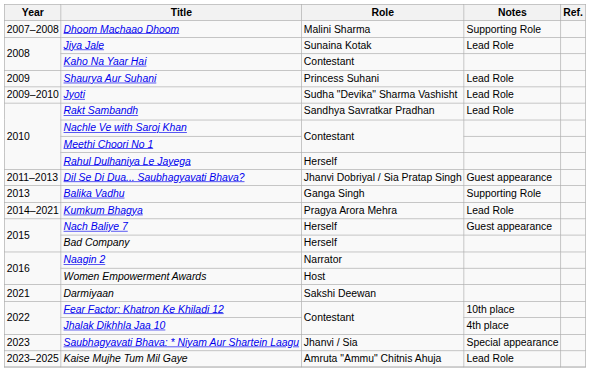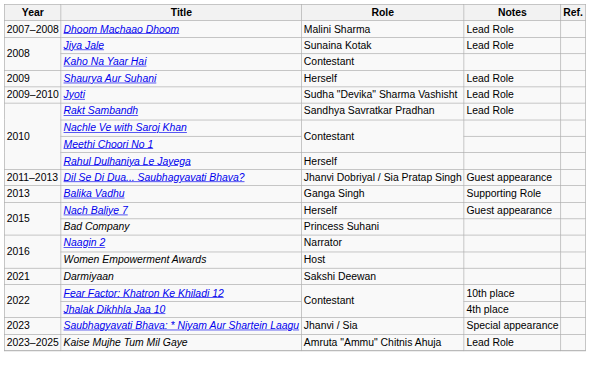(504, 29) Supporting Role -> (490, 29) Lead Role
(341, 78) Princess Suhani -> (320, 78) Herself
- row: (103, 210)
(320, 243) Herself -> (341, 227) Princess Suhani
